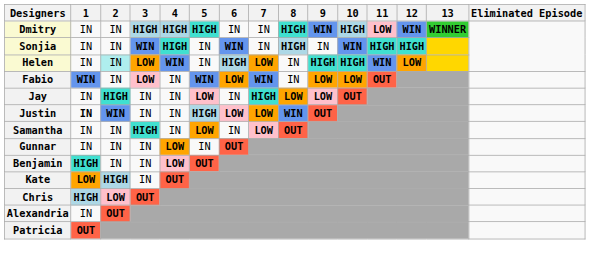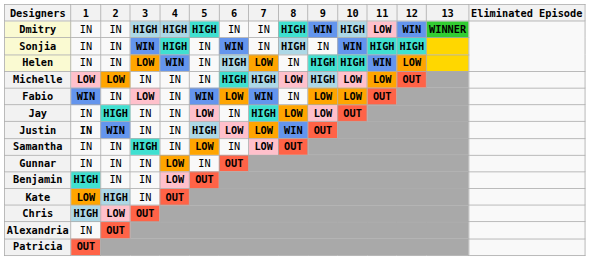(116, 63) paleturquoise background -> (116, 63) no background
+ row: (38, 80)
